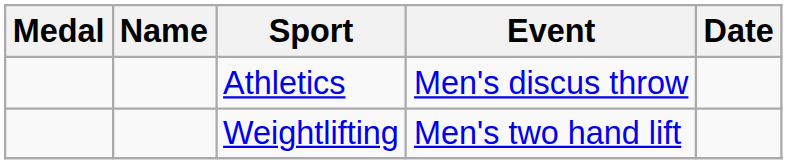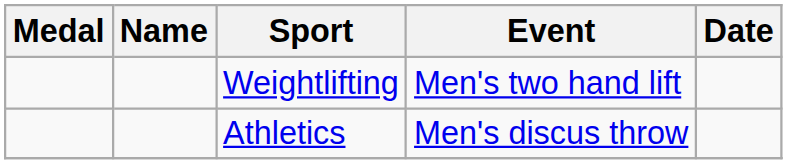rows swapped: (311, 133) <-> (284, 82)
